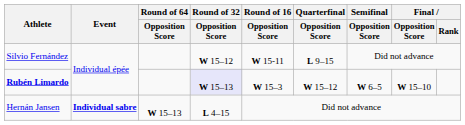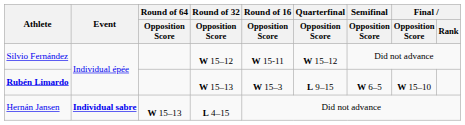(320, 62) L 9–15 -> (320, 62) W 15–12
(216, 87) lavender background -> (216, 87) no background
(320, 87) W 15–12 -> (320, 87) L 9–15
